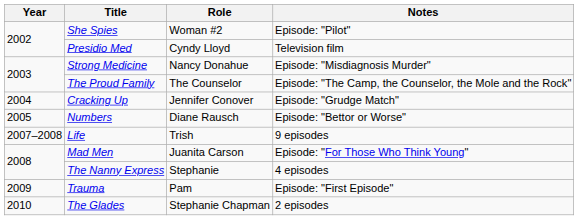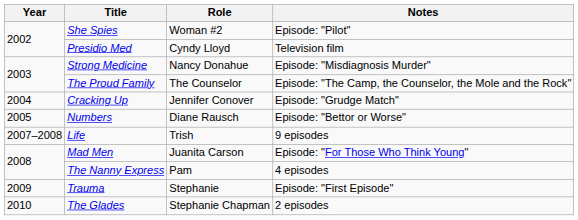(194, 170) Stephanie -> (181, 170) Pam
(181, 188) Pam -> (194, 188) Stephanie
